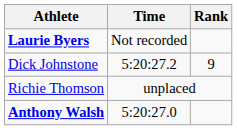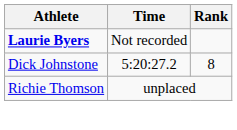(211, 64) 9 -> (211, 64) 8
- row: (56, 112)
